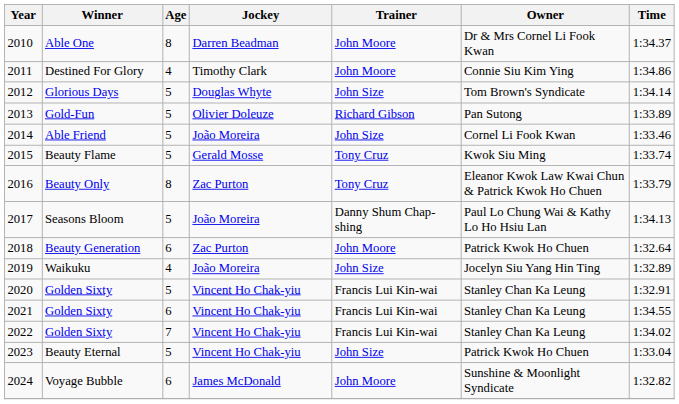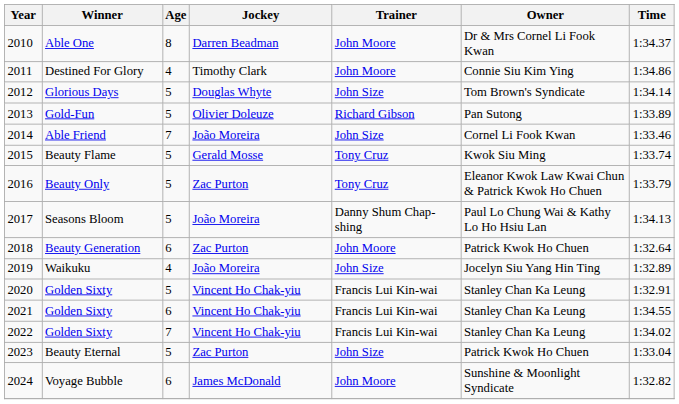(169, 134) 5 -> (169, 134) 7
(169, 184) 8 -> (169, 184) 5
(247, 352) Vincent Ho Chak-yiu -> (220, 352) Zac Purton
